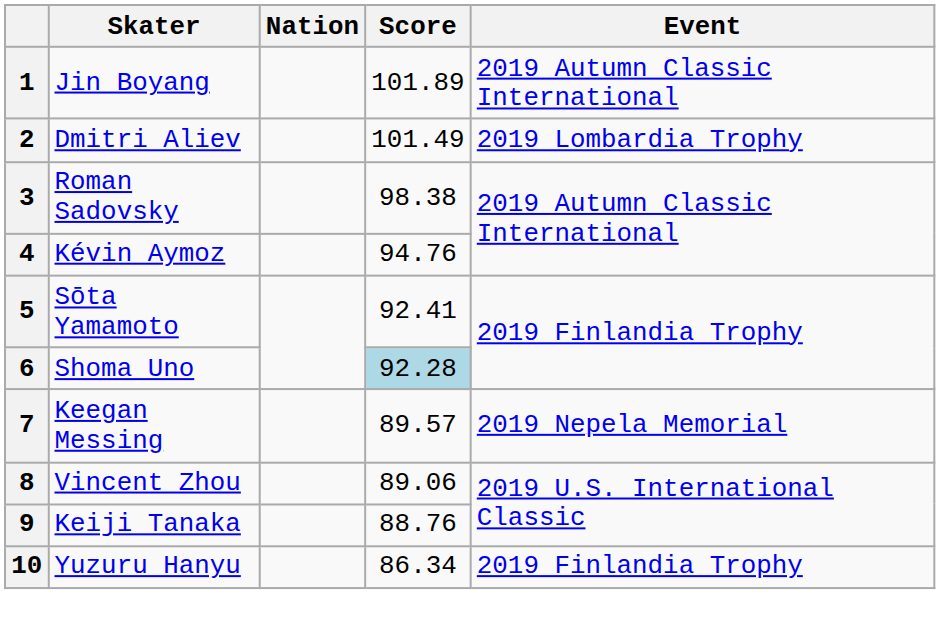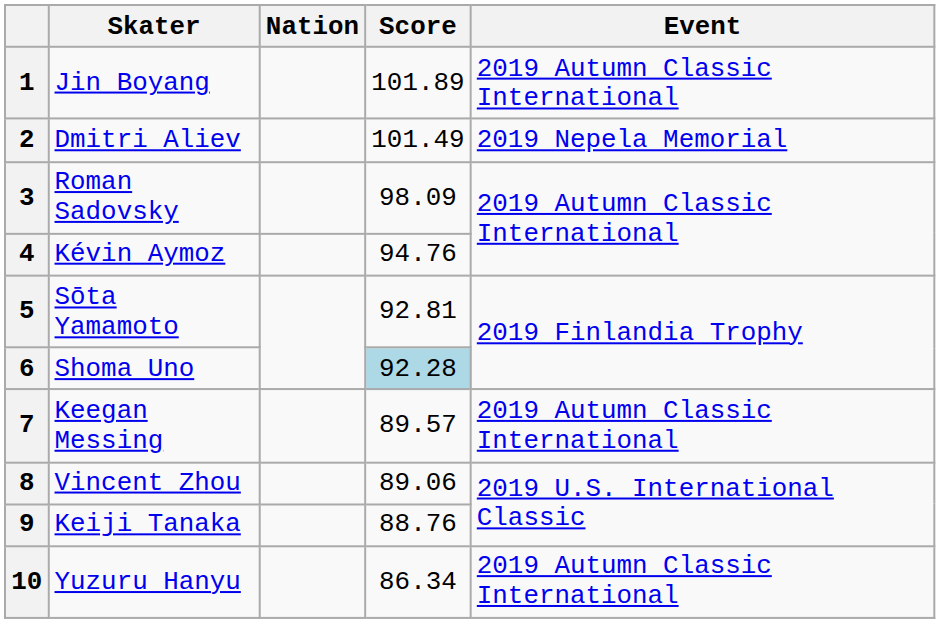(640, 140) 2019 Lombardia Trophy -> (632, 140) 2019 Nepela Memorial
(418, 197) 98.38 -> (418, 197) 98.09
(418, 312) 92.41 -> (418, 312) 92.81
(632, 426) 2019 Nepela Memorial -> (624, 426) 2019 Autumn Classic International
(640, 567) 2019 Finlandia Trophy -> (624, 582) 2019 Autumn Classic International
